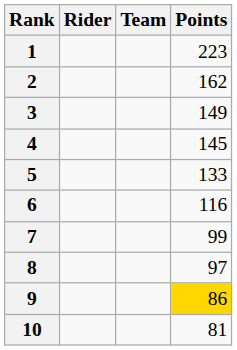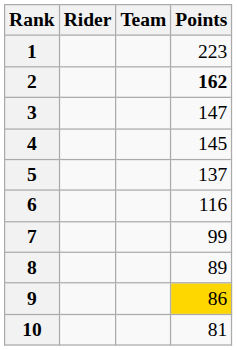(213, 81) normal -> (213, 81) bold
(213, 112) 149 -> (213, 112) 147
(213, 174) 133 -> (213, 174) 137
(218, 267) 97 -> (218, 267) 89
